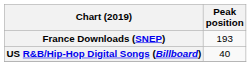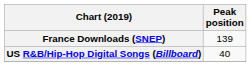(225, 38) 193 -> (225, 38) 139
